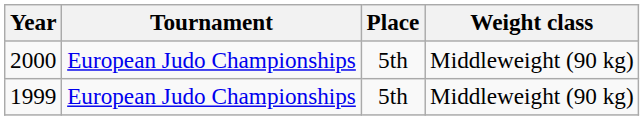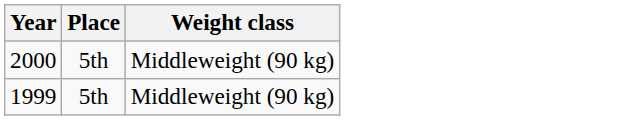- column: (211, 22)
